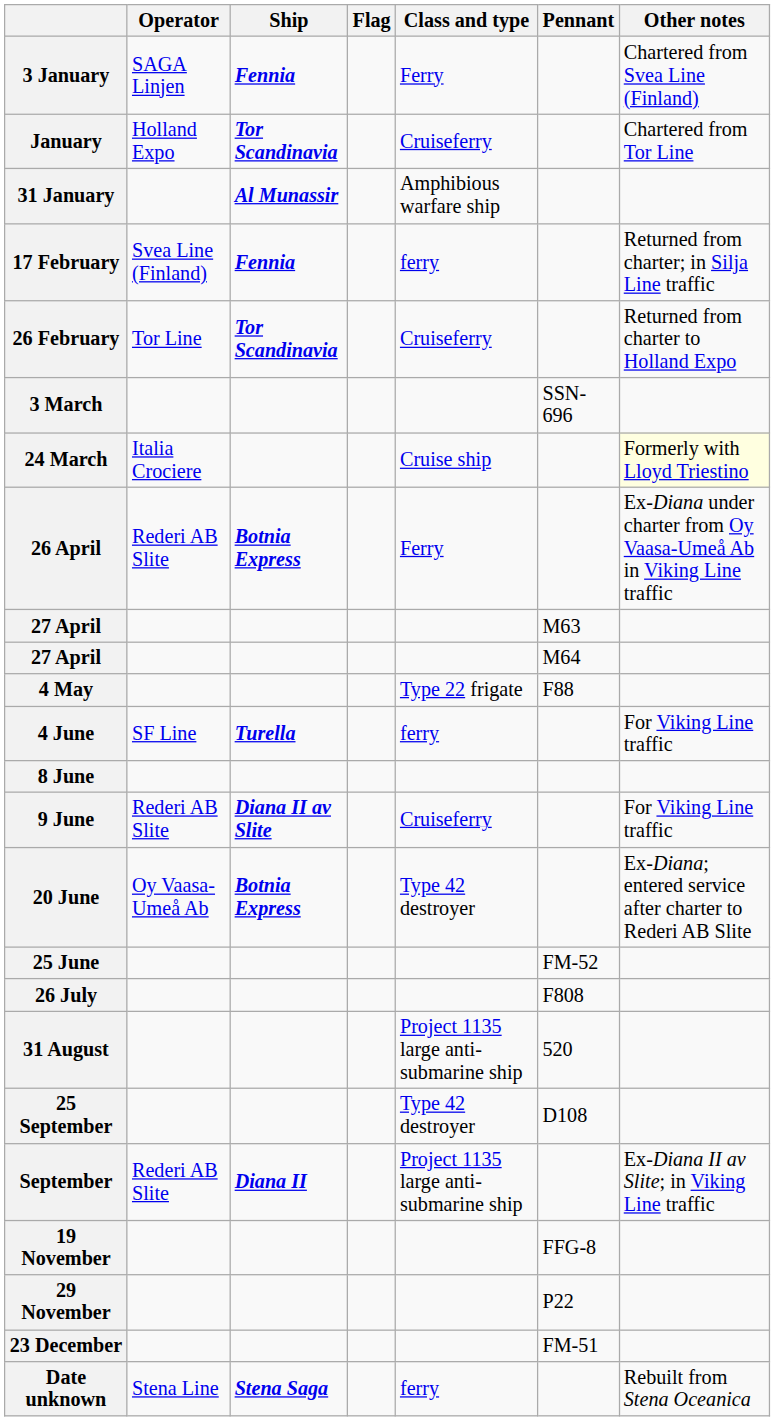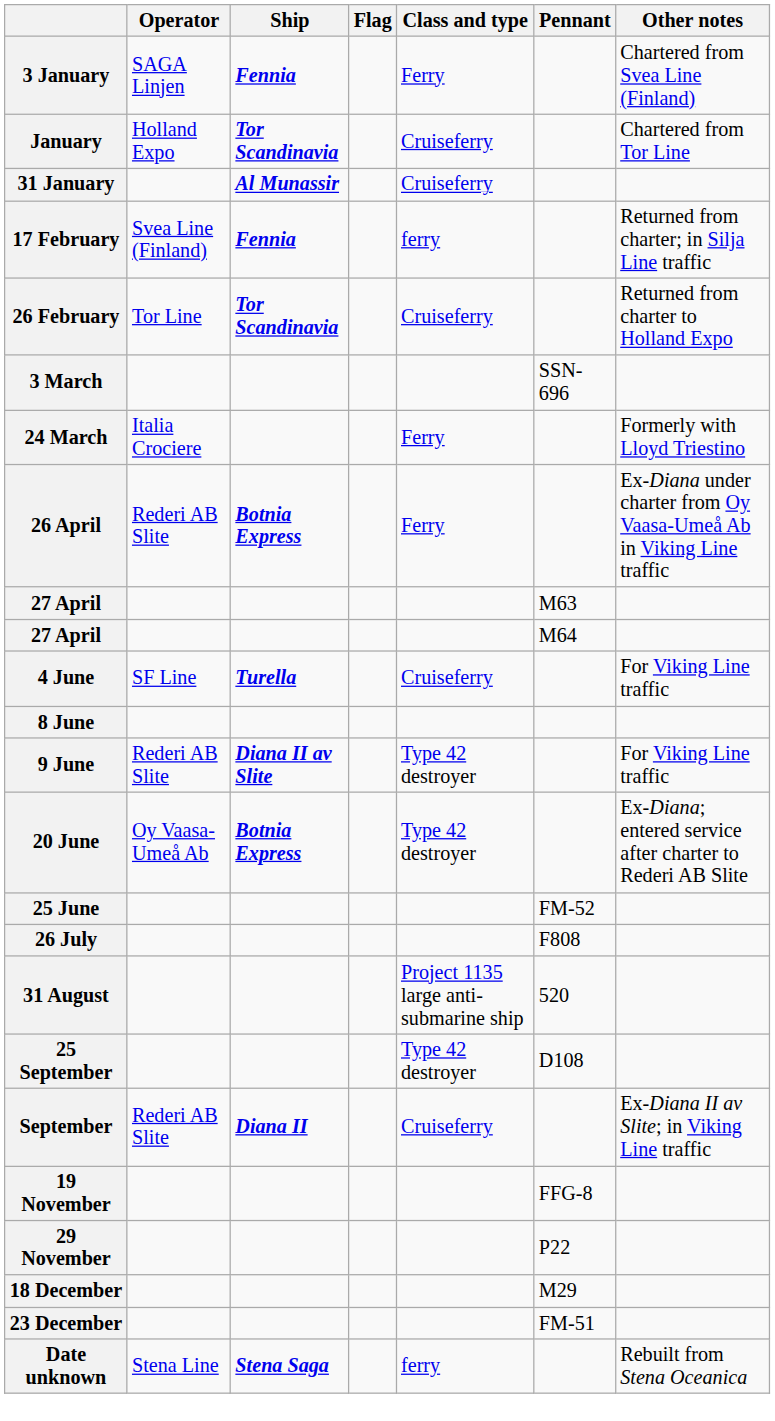(450, 195) Amphibious warfare ship -> (447, 184) Cruiseferry
(446, 459) Cruise ship -> (423, 437) Ferry
(686, 459) lightyellow background -> (683, 437) no background
- row: (66, 689)
(420, 733) ferry -> (447, 678) Cruiseferry
(446, 819) Cruiseferry -> (439, 764) Type 42 destroyer
(461, 1181) Project 1135 large anti-submarine ship -> (447, 1126) Cruiseferry
+ row: (66, 1290)
